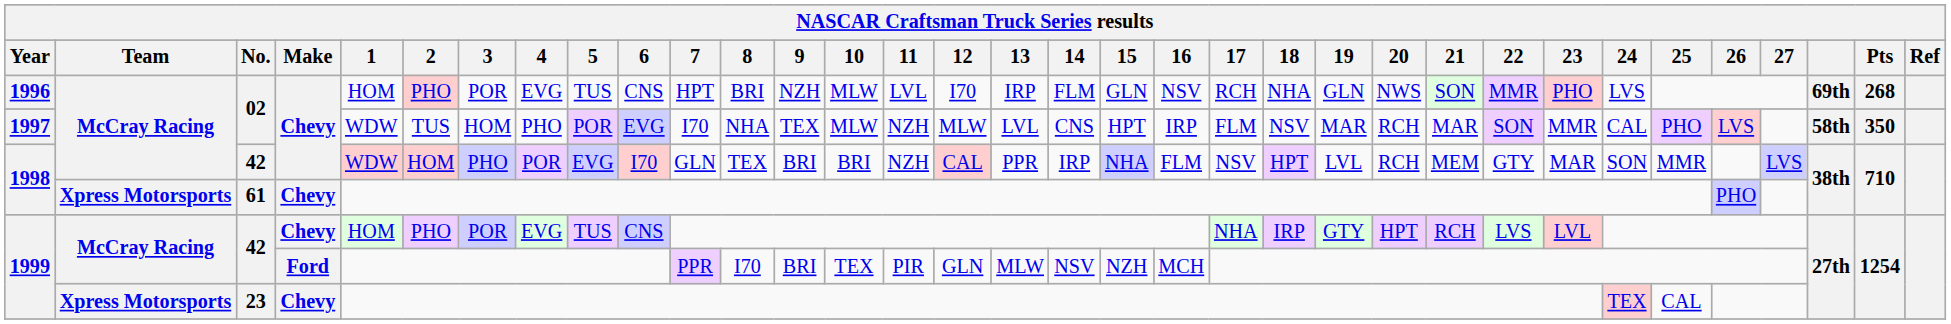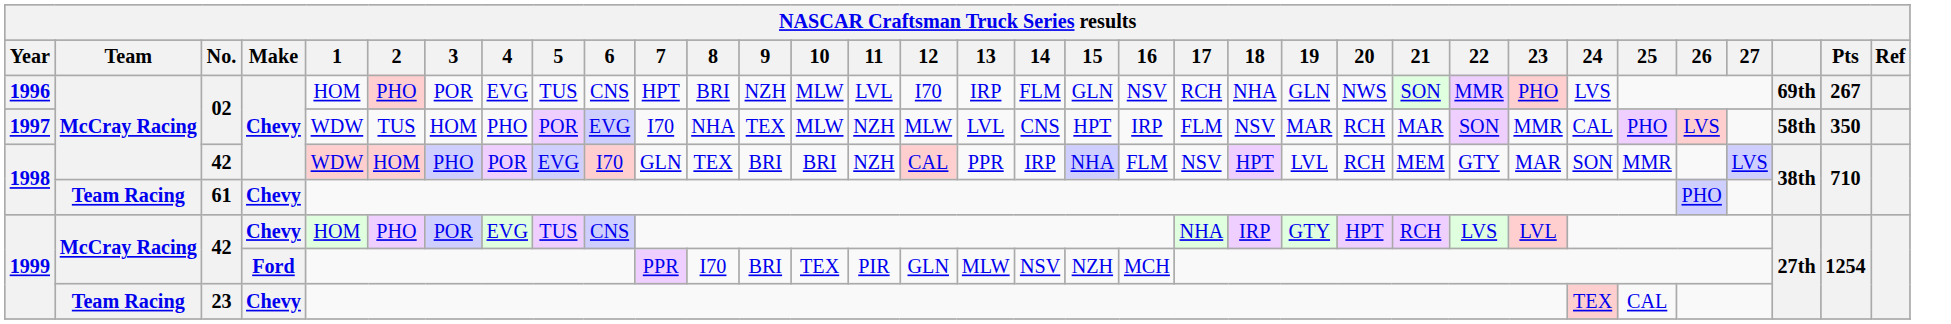(1880, 91) 268 -> (1845, 91) 267
(146, 196) Xpress Motorsports -> (128, 196) Team Racing
(146, 301) Xpress Motorsports -> (128, 301) Team Racing
